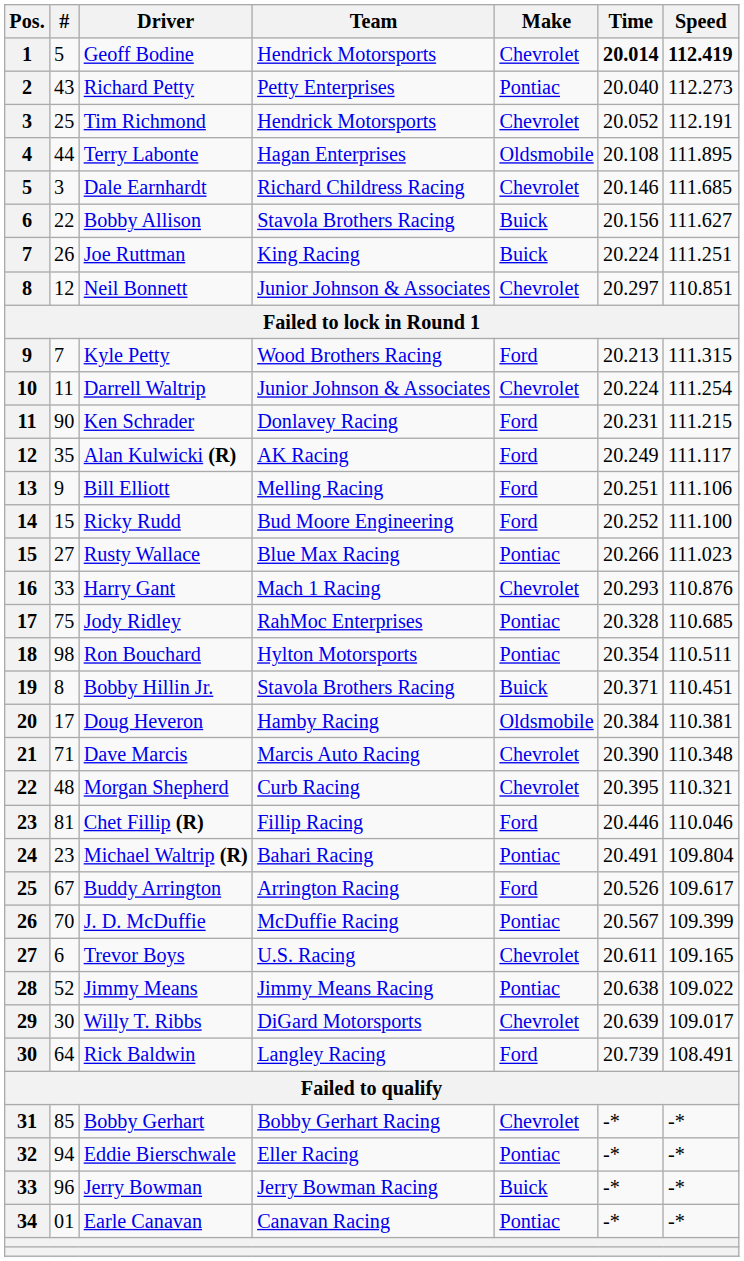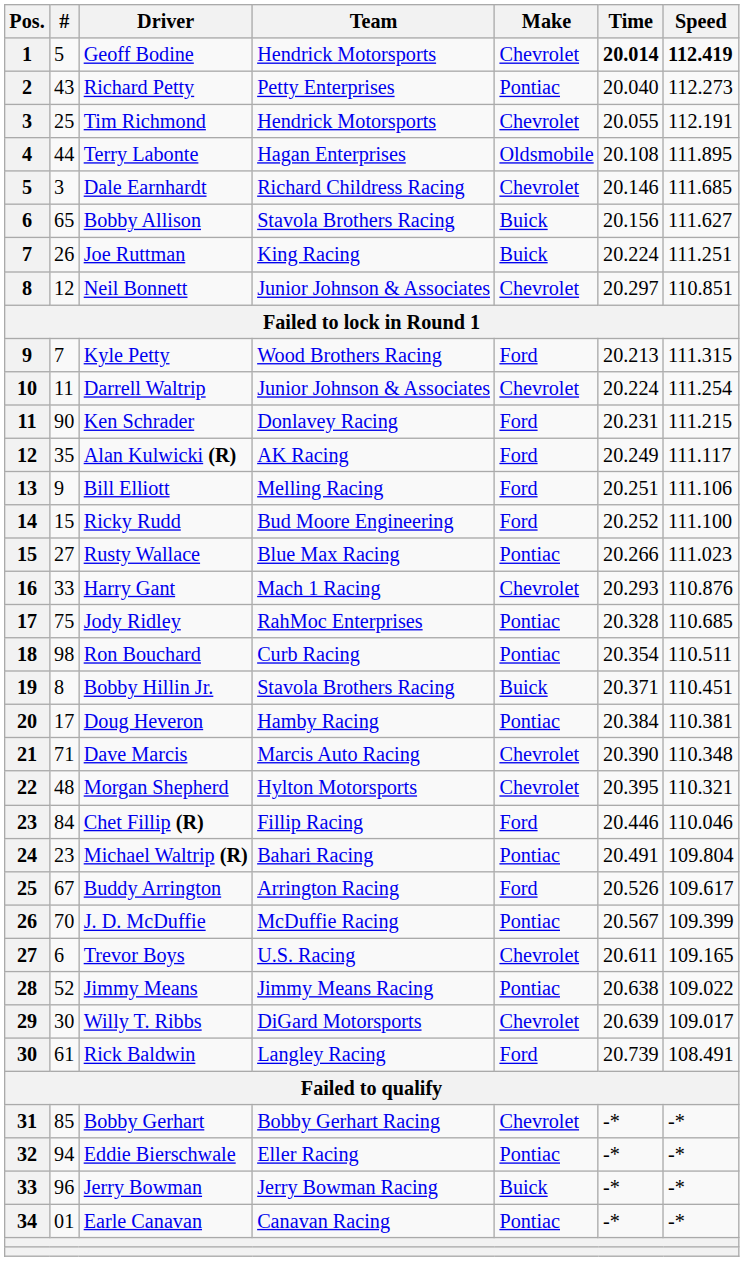(631, 121) 20.052 -> (631, 121) 20.055
(64, 221) 22 -> (64, 221) 65
(337, 654) Hylton Motorsports -> (308, 654) Curb Racing
(547, 721) Oldsmobile -> (530, 721) Pontiac
(308, 788) Curb Racing -> (337, 788) Hylton Motorsports
(64, 821) 81 -> (64, 821) 84
(64, 1054) 64 -> (64, 1054) 61
